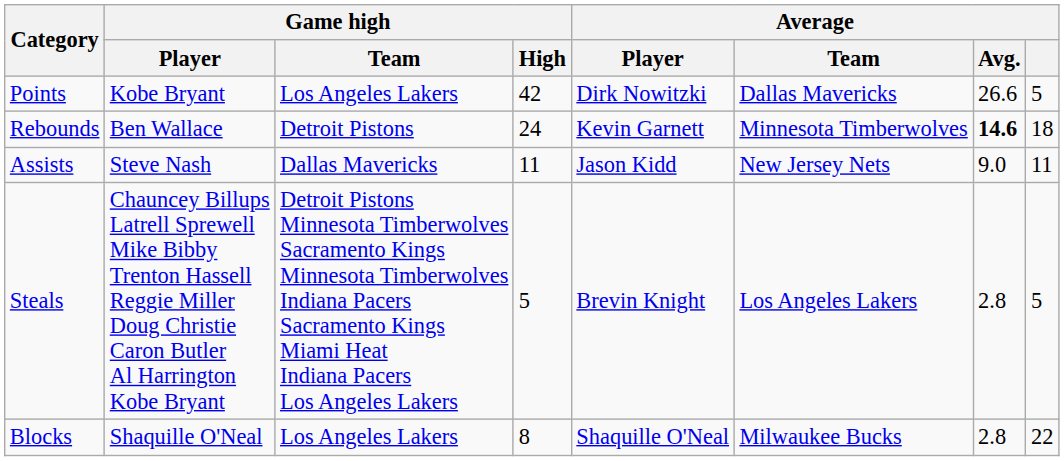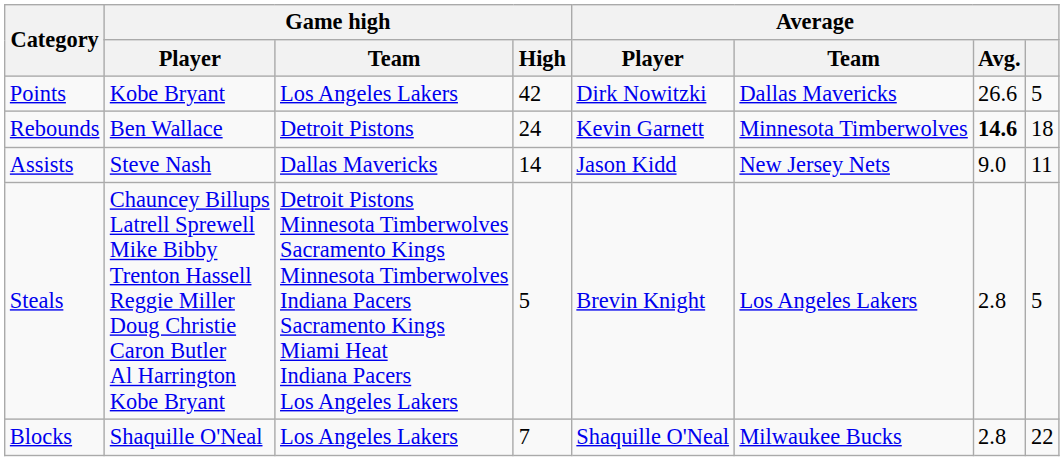(530, 164) 11 -> (530, 164) 14
(524, 437) 8 -> (524, 437) 7
